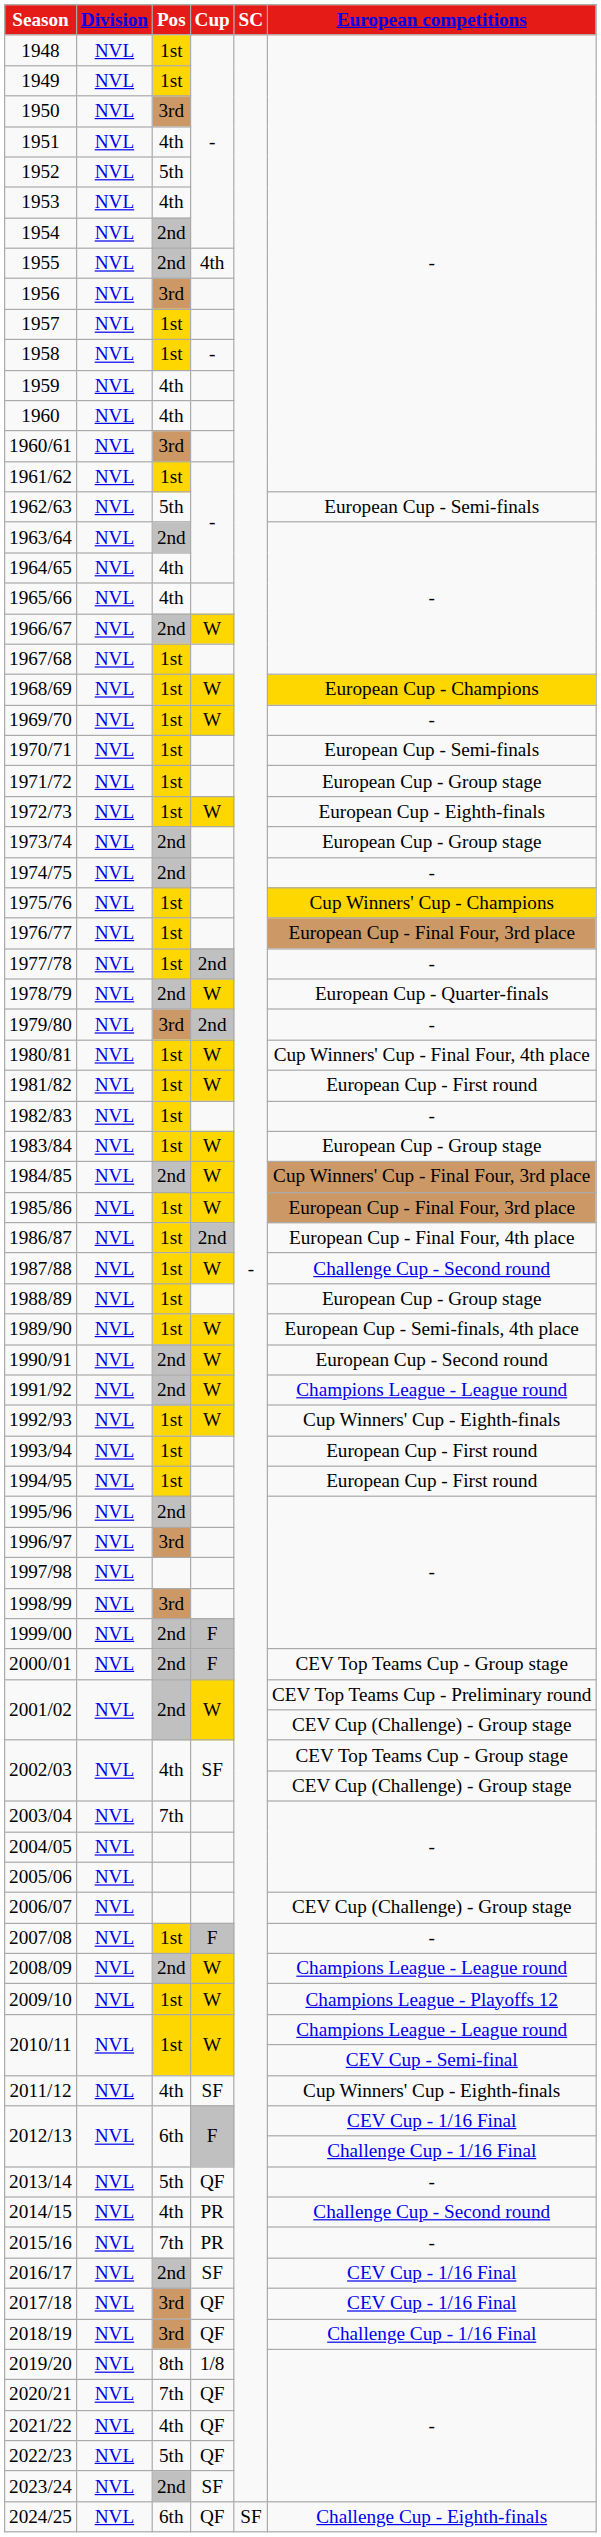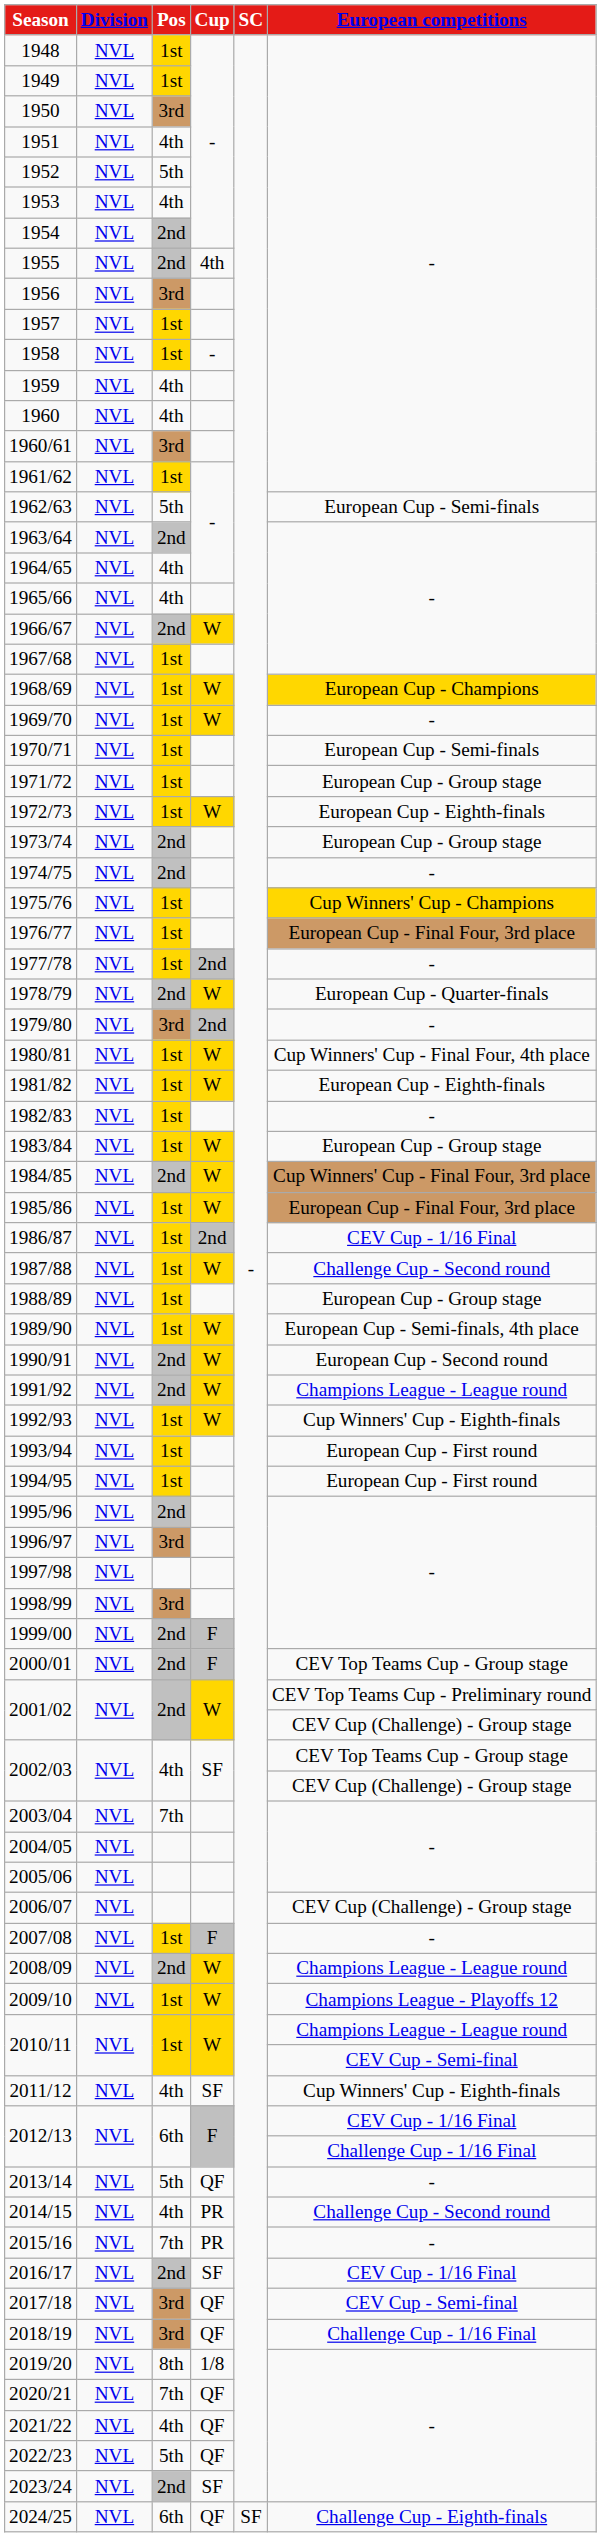(432, 1085) European Cup - First round -> (432, 1085) European Cup - Eighth-finals
(432, 1237) European Cup - Final Four, 4th place -> (432, 1237) CEV Cup - 1/16 Final
(432, 2303) CEV Cup - 1/16 Final -> (432, 2303) CEV Cup - Semi-final
